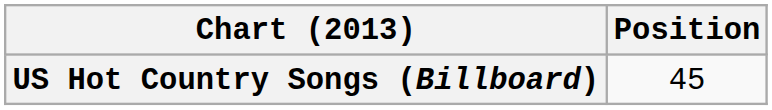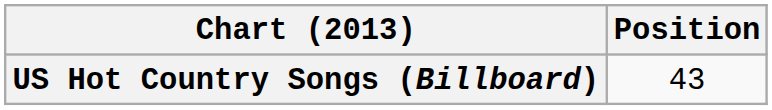(687, 80) 45 -> (687, 80) 43
